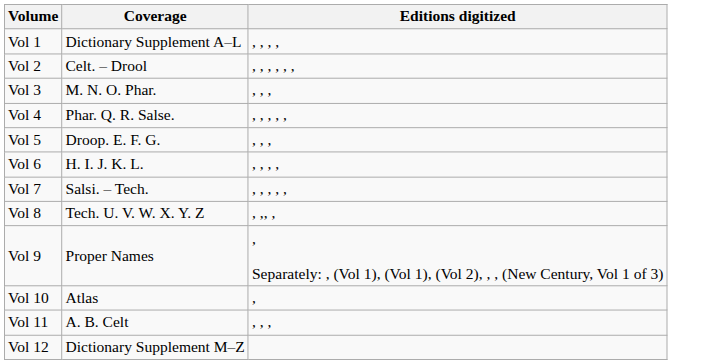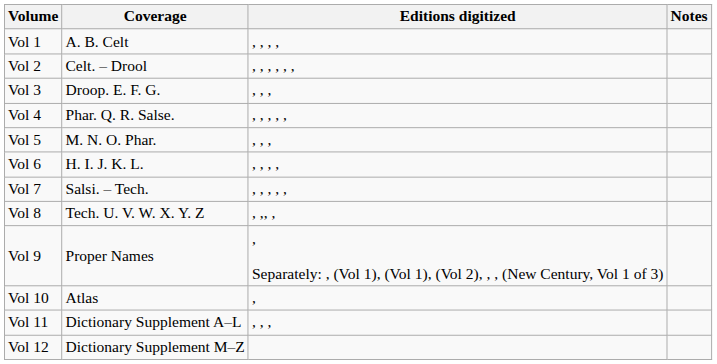+ column: (689, 16)
(153, 41) Dictionary Supplement A–L -> (97, 41) A. B. Celt
(111, 90) M. N. O. Phar. -> (113, 90) Droop. E. F. G.
(113, 139) Droop. E. F. G. -> (111, 139) M. N. O. Phar.
(97, 322) A. B. Celt -> (153, 322) Dictionary Supplement A–L
